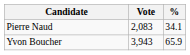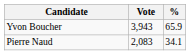rows swapped: (34, 42) <-> (30, 27)
